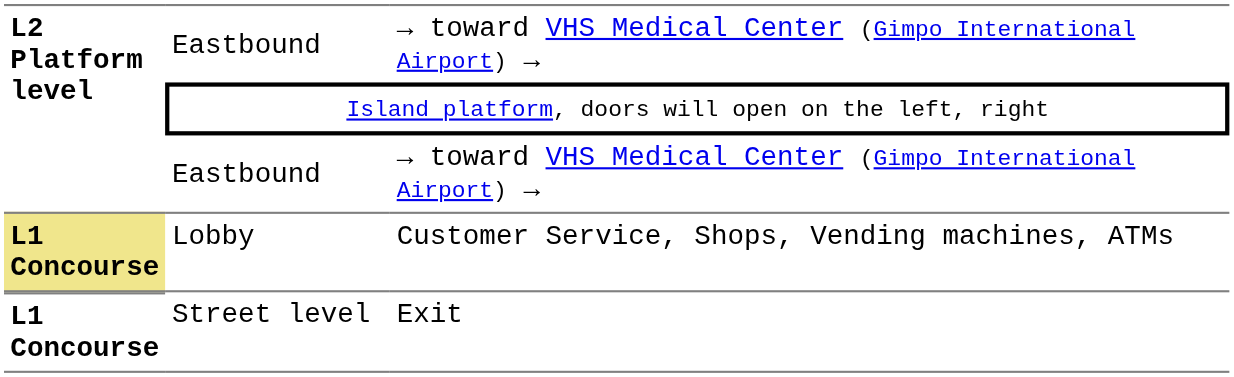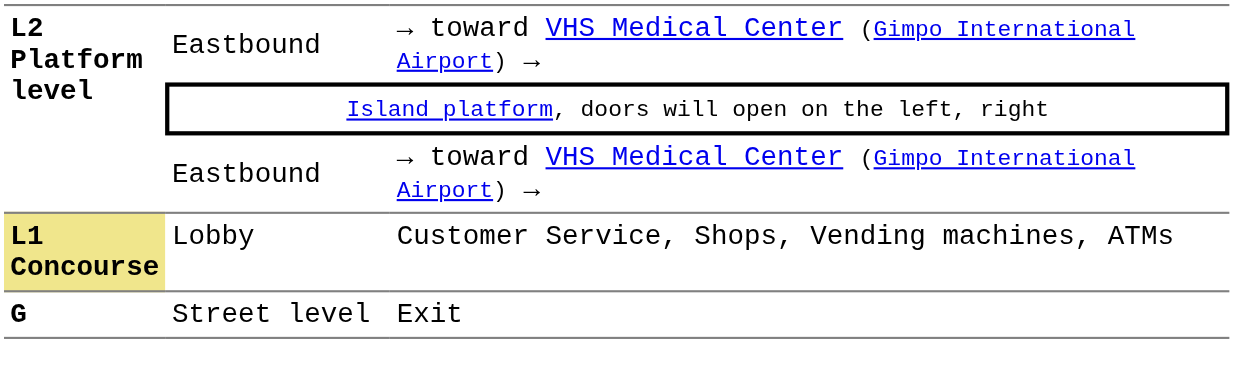(85, 333) L1 Concourse -> (19, 315) G
